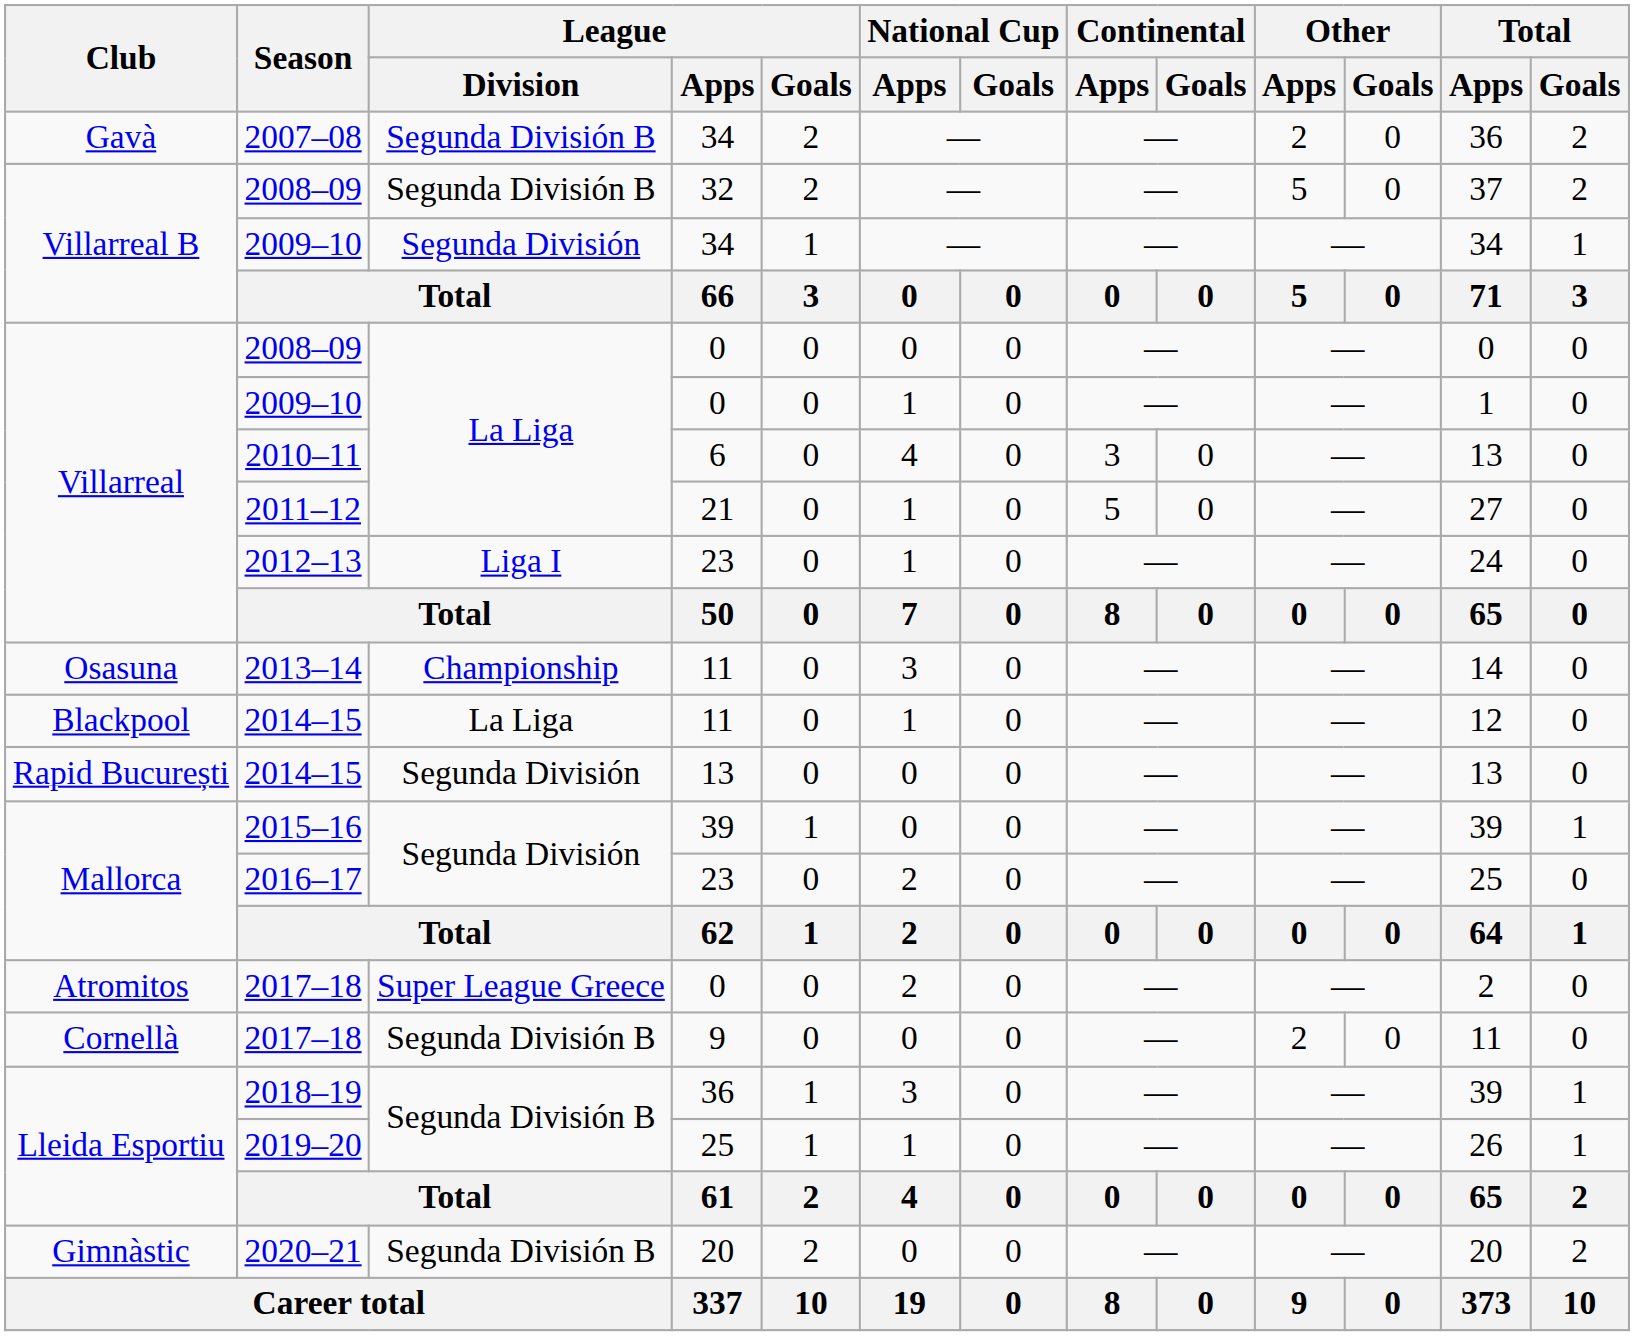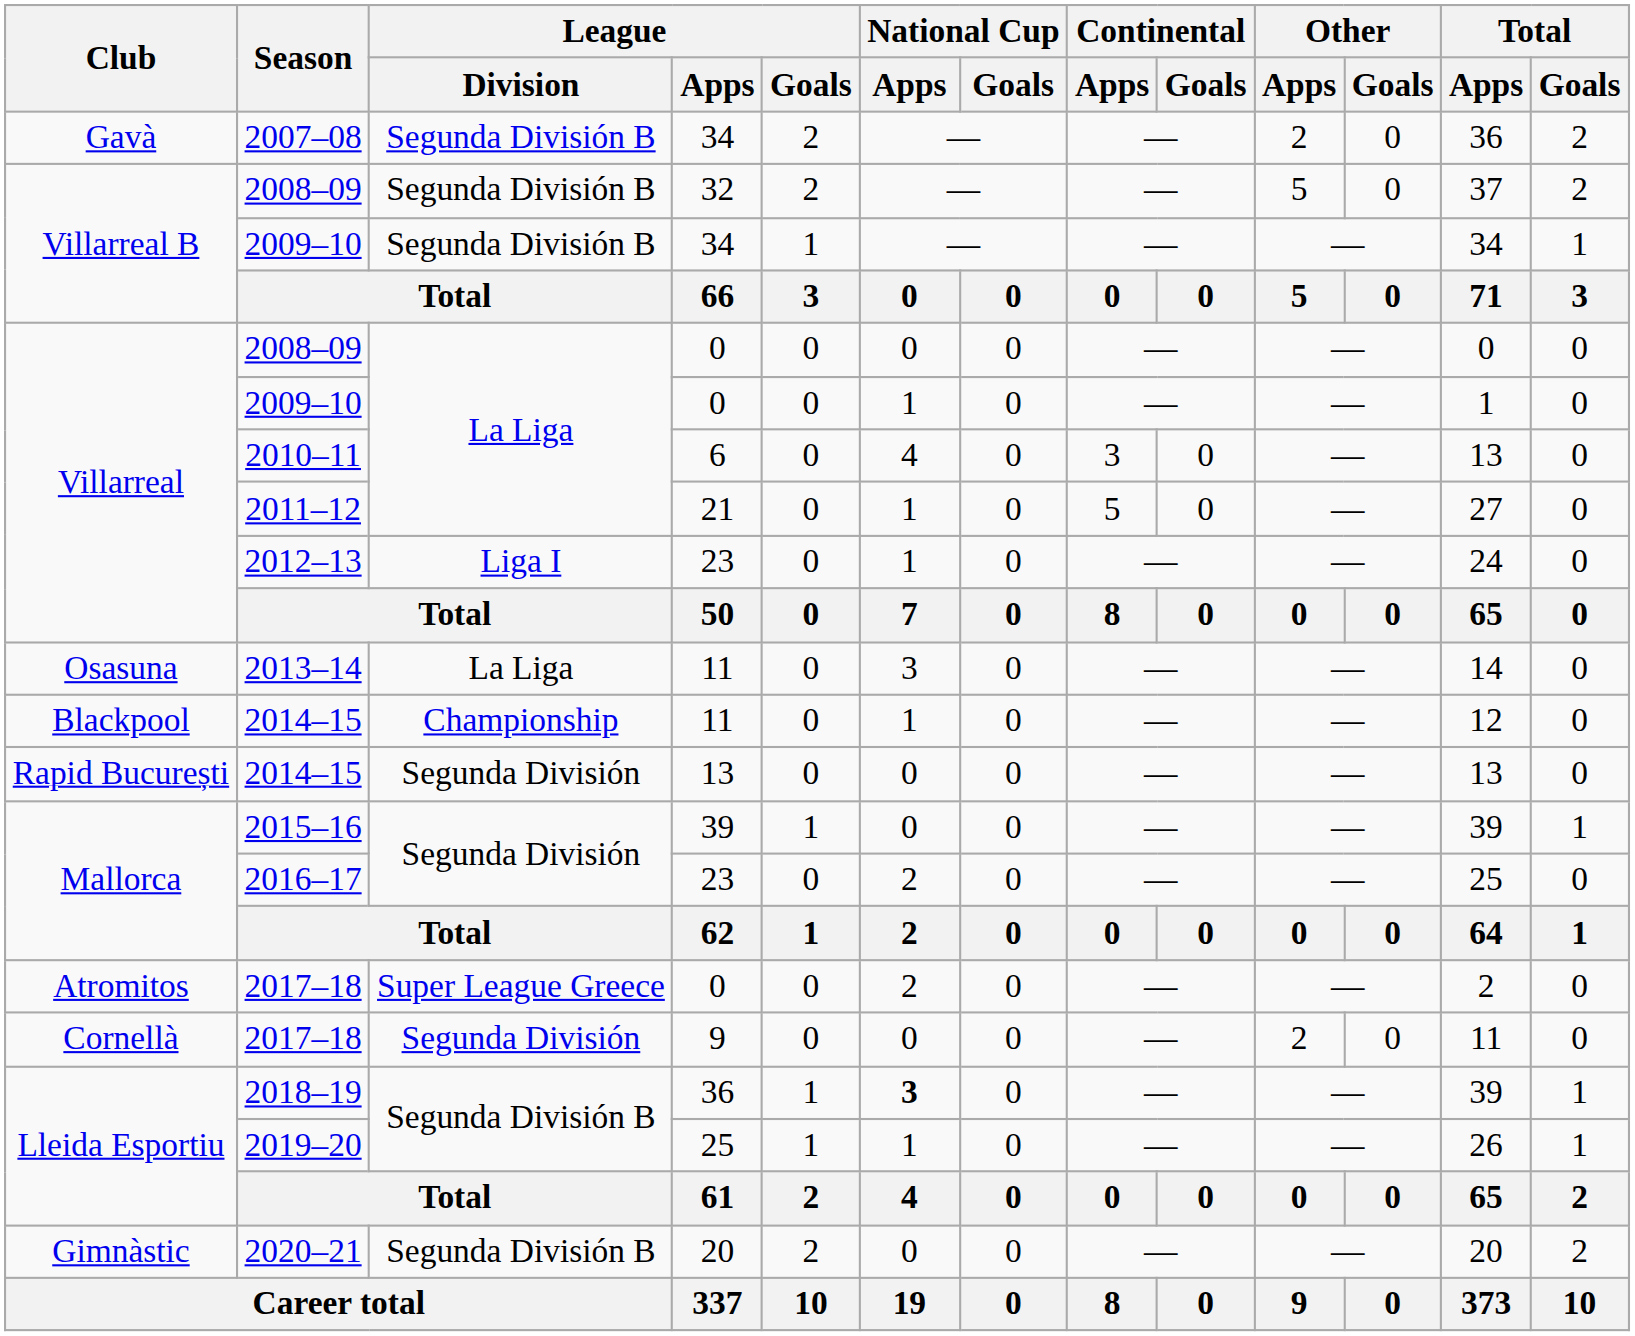(521, 243) Segunda División -> (521, 243) Segunda División B
(521, 667) Championship -> (521, 667) La Liga
(521, 720) La Liga -> (521, 720) Championship
(521, 1038) Segunda División B -> (521, 1038) Segunda División
(909, 1091) normal -> (909, 1091) bold
